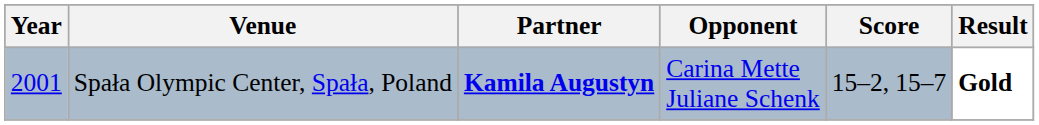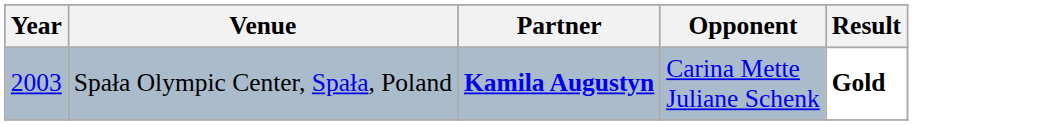- column: (889, 25)
(36, 82) 2001 -> (36, 82) 2003
